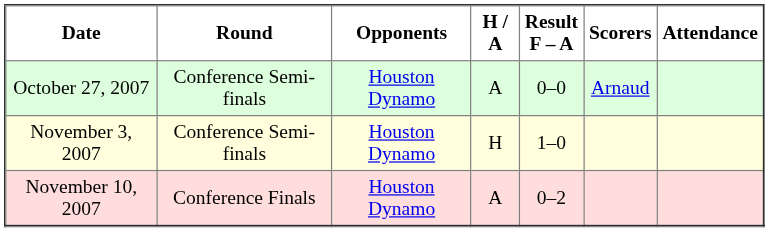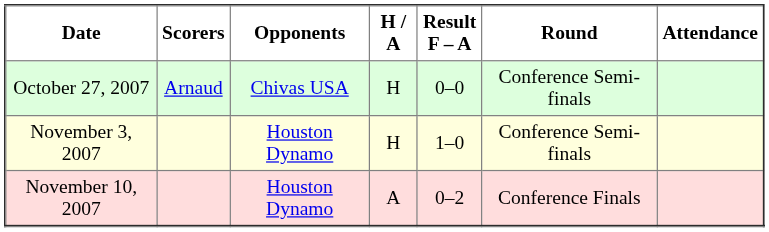columns swapped: (244, 33) <-> (620, 33)
(402, 88) Houston Dynamo -> (300, 88) Chivas USA
(495, 88) A -> (393, 88) H
